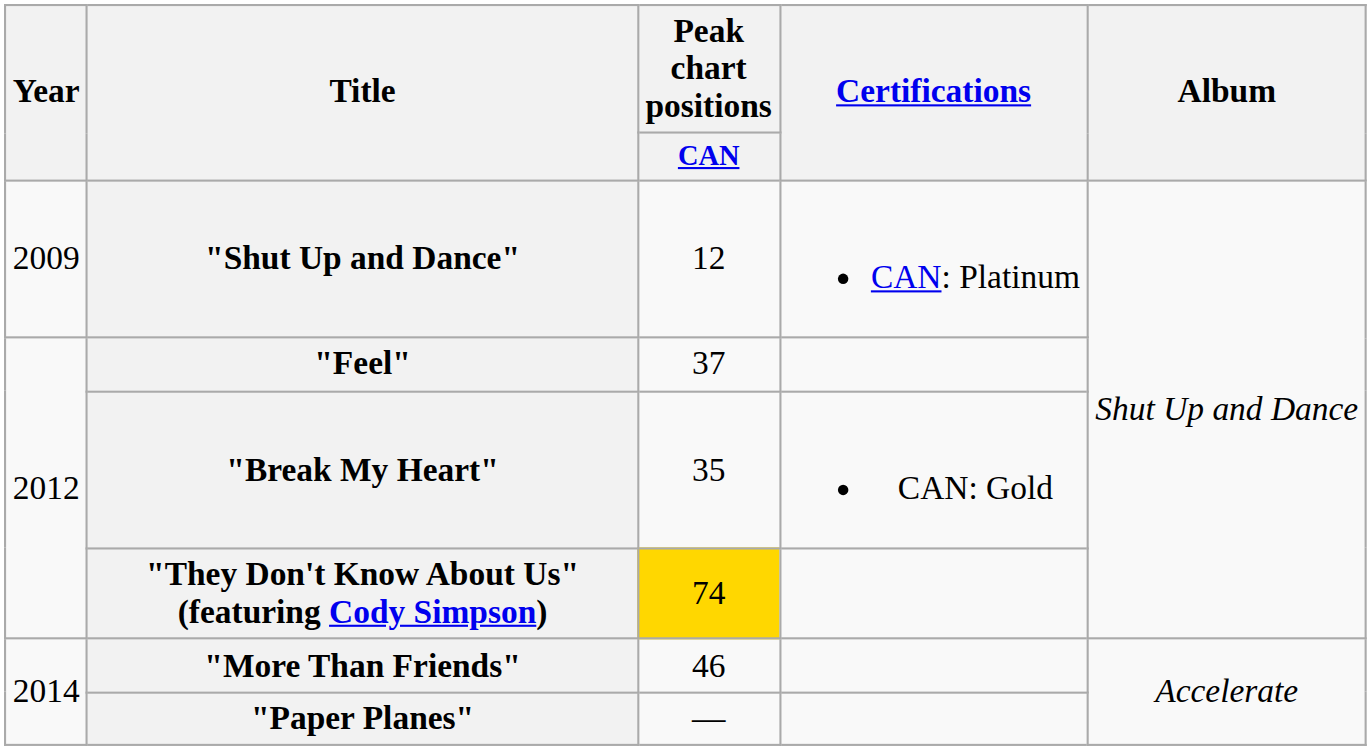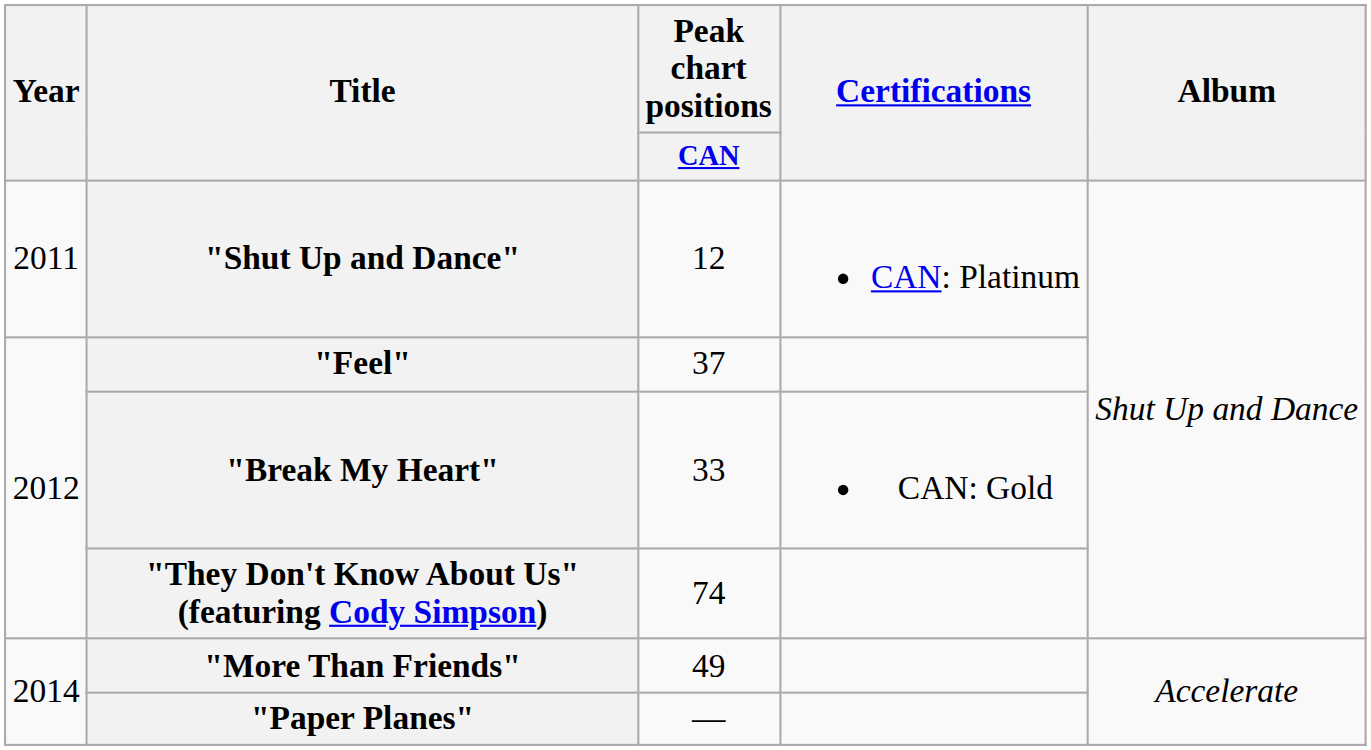(46, 258) 2009 -> (46, 258) 2011
(709, 469) 35 -> (709, 469) 33
(709, 593) gold background -> (709, 593) no background
(709, 664) 46 -> (709, 664) 49
